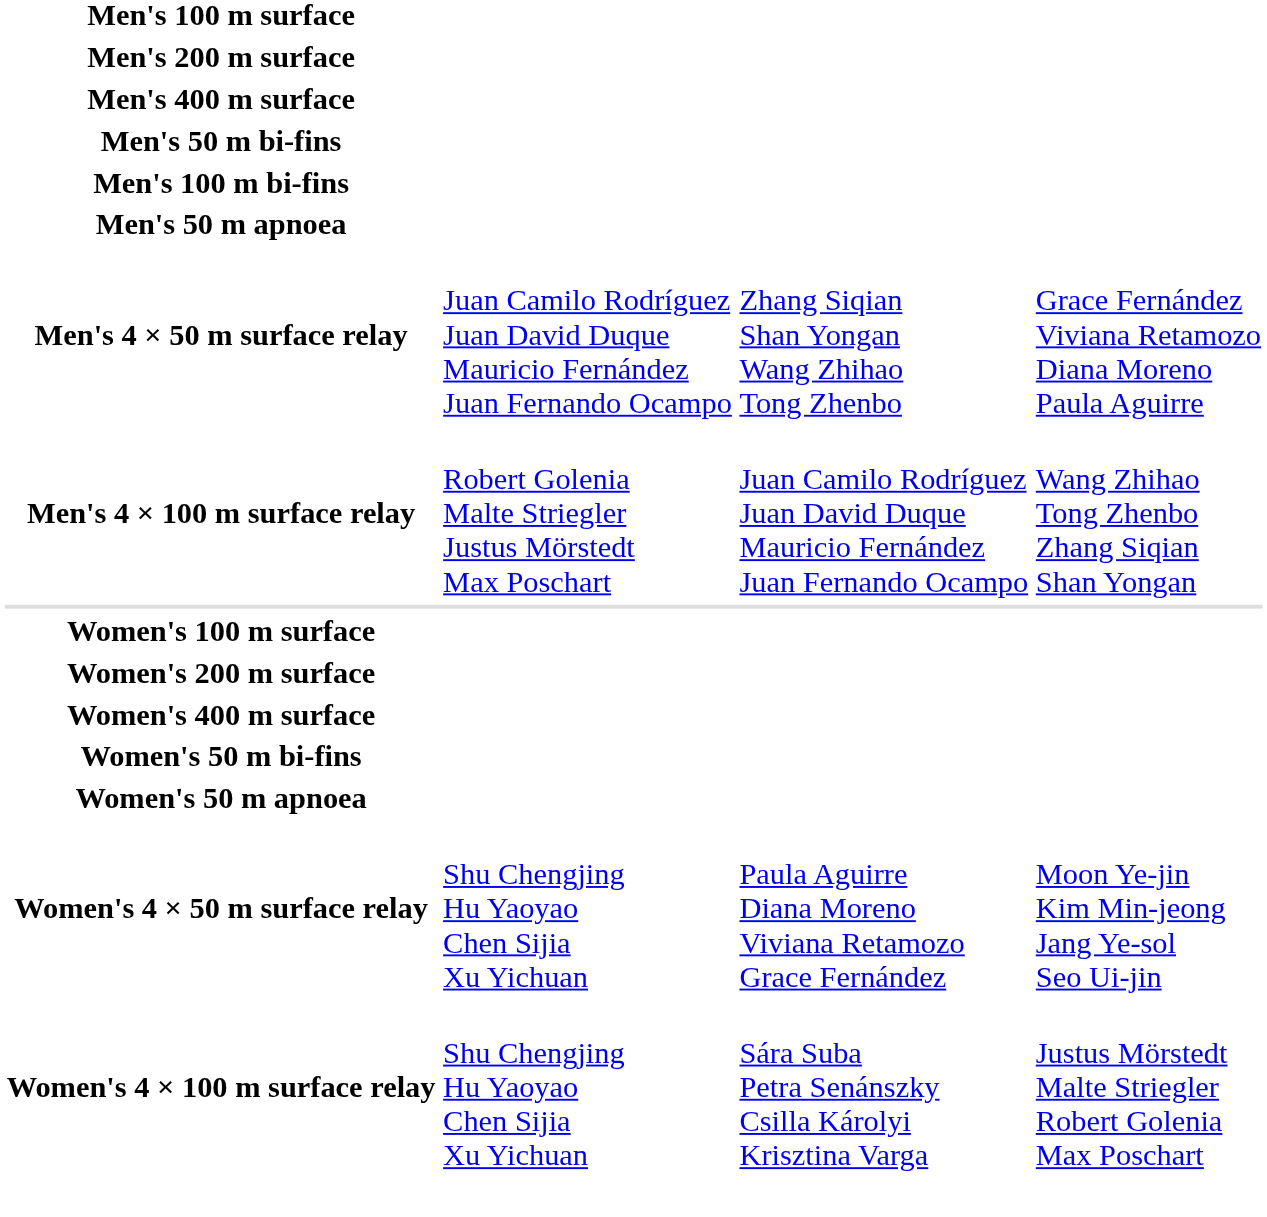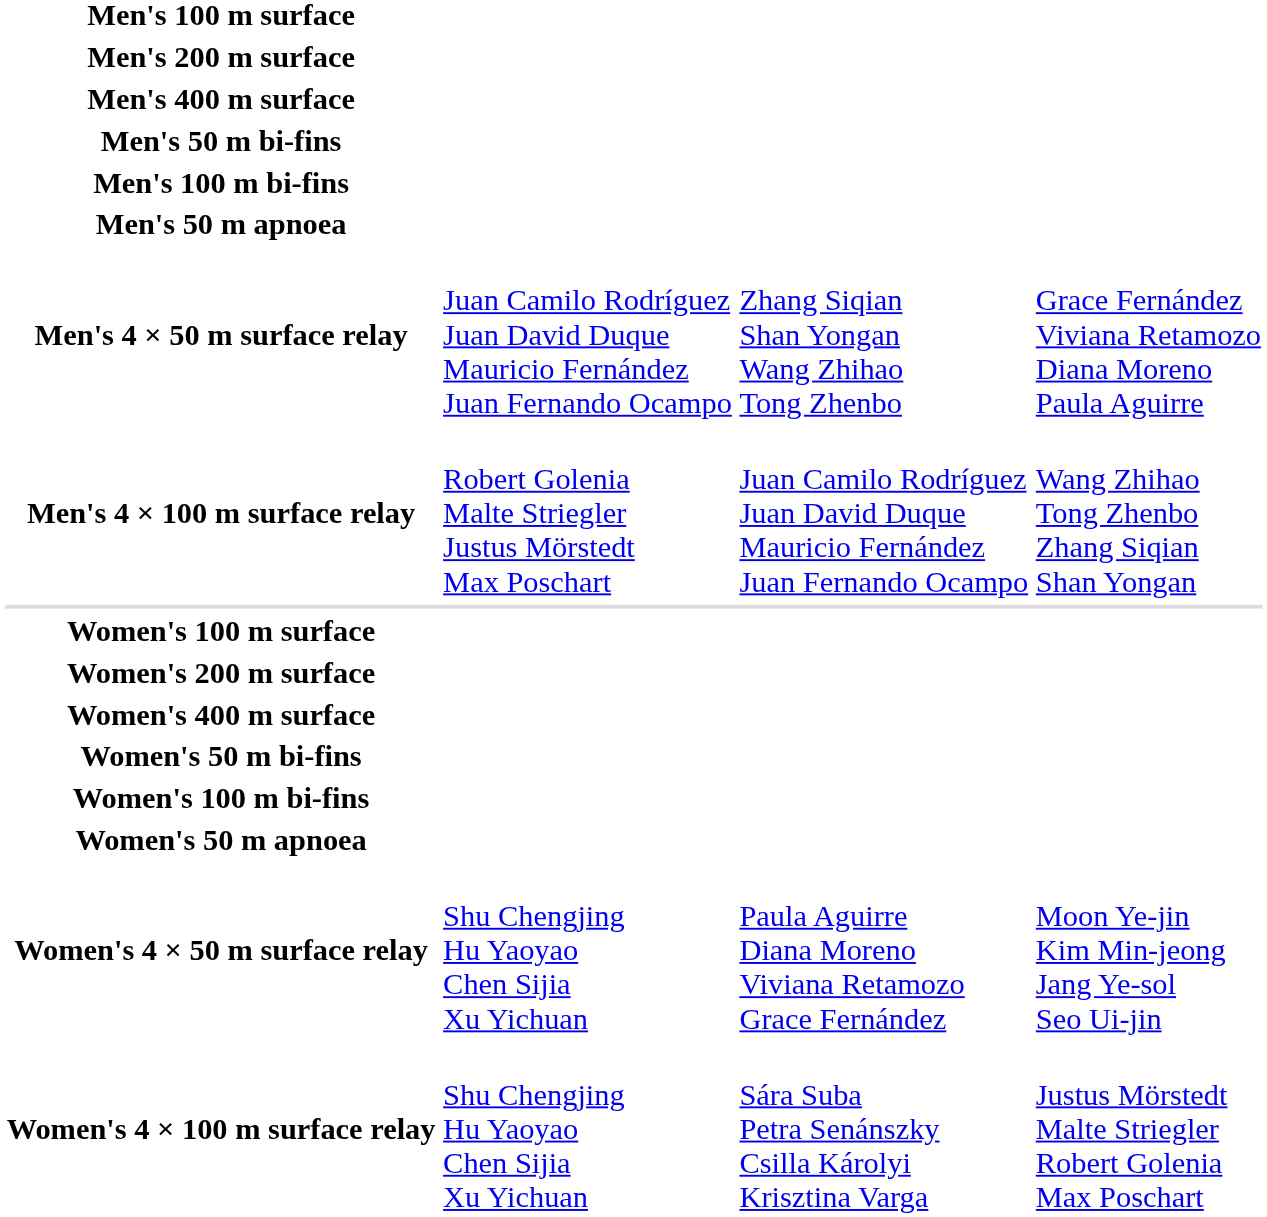+ row: (221, 798)
